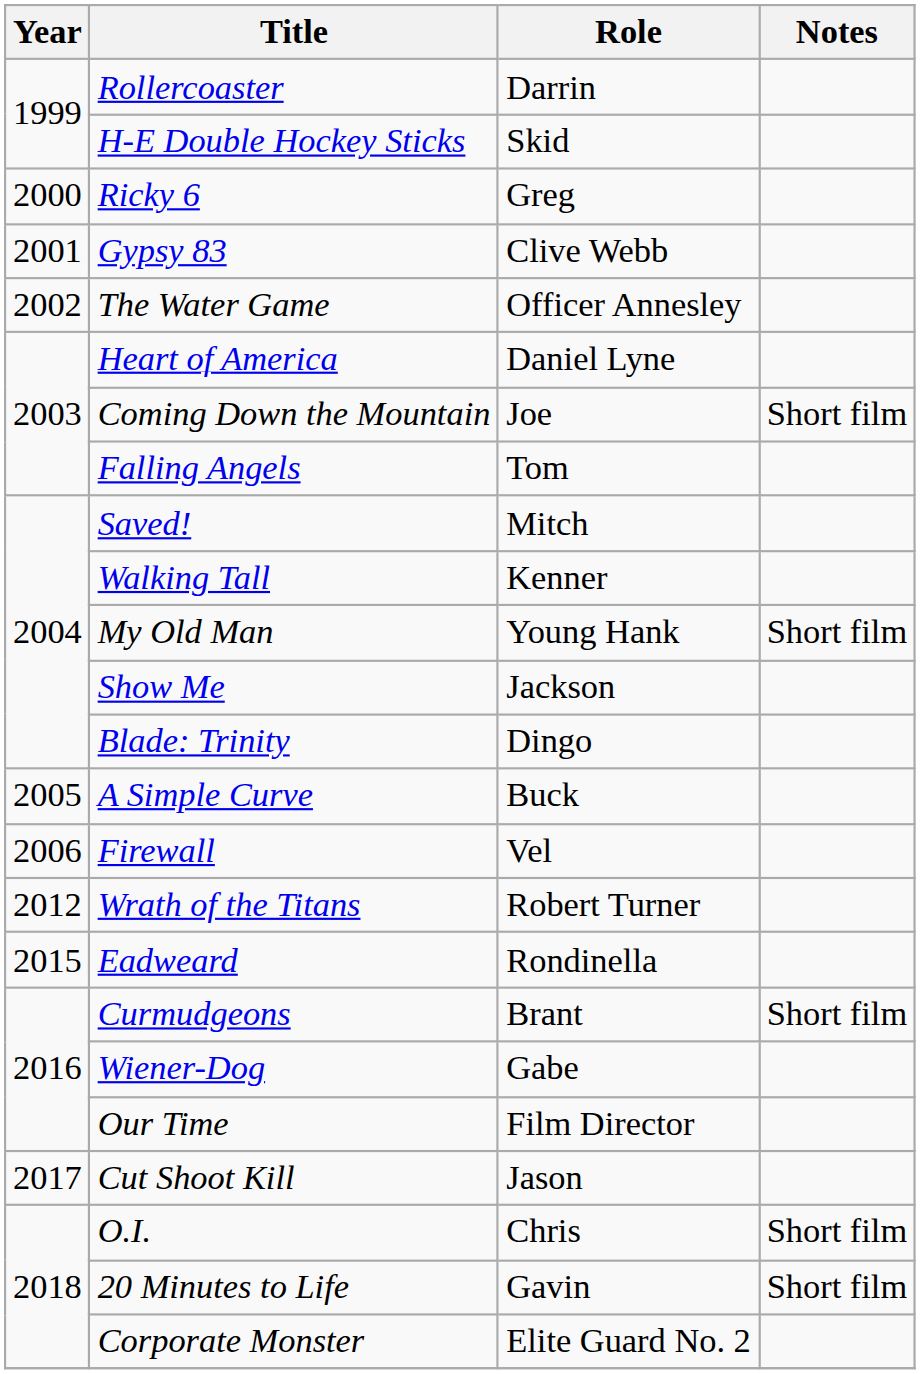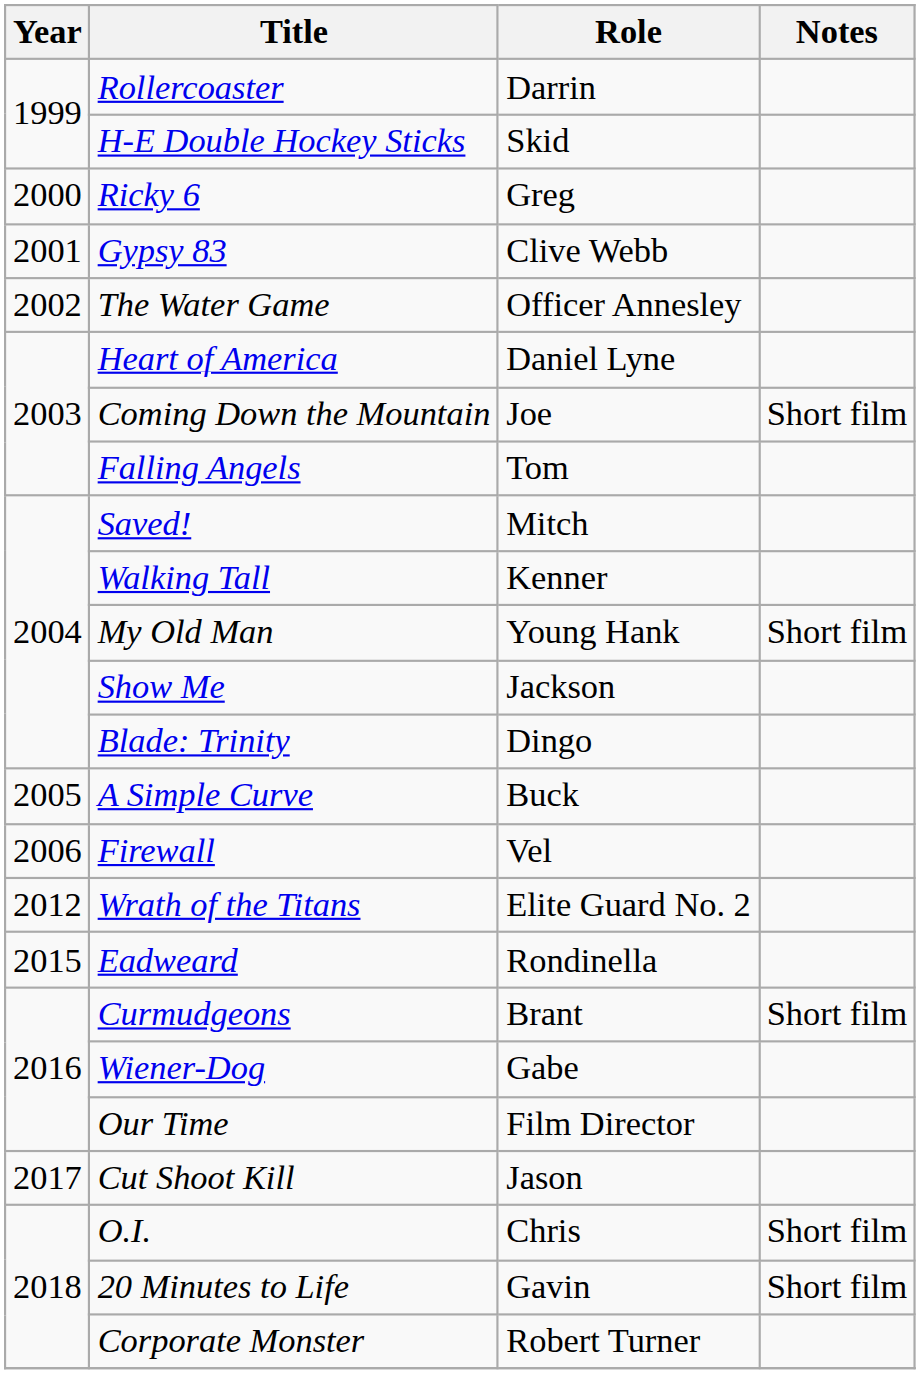(603, 904) Robert Turner -> (629, 904) Elite Guard No. 2
(629, 1341) Elite Guard No. 2 -> (603, 1341) Robert Turner
